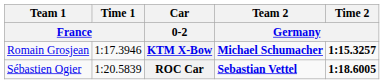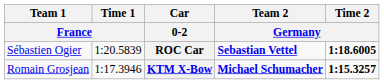rows swapped: (180, 50) <-> (180, 69)
